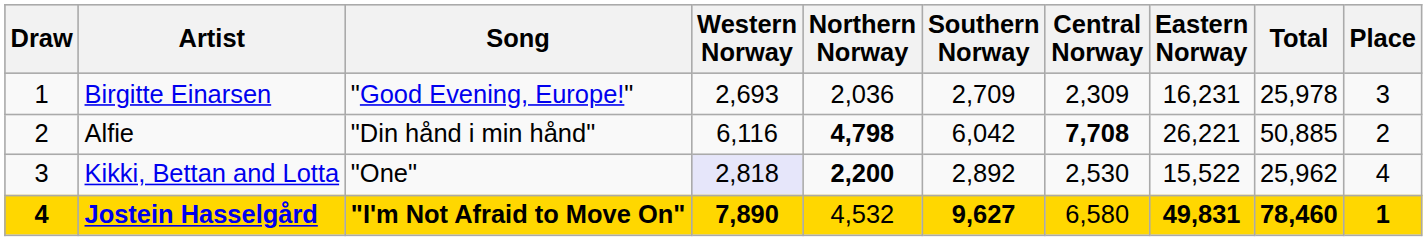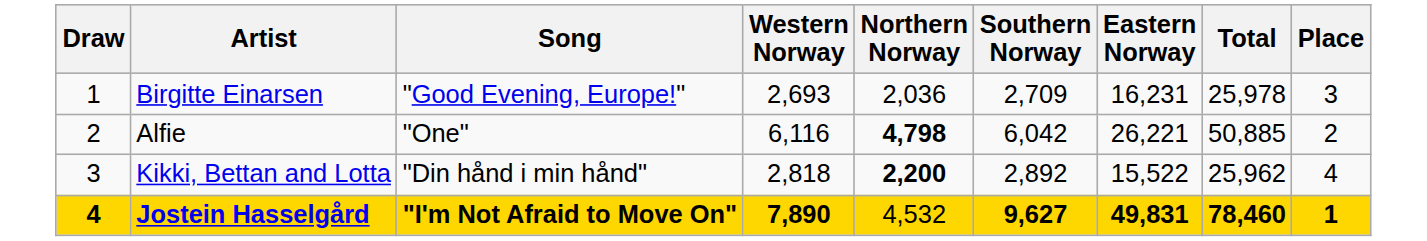- column: (1097, 38)
(473, 133) "Din hånd i min hånd" -> (436, 133) "One"
(384, 174) "One" -> (525, 174) "Din hånd i min hånd"
(747, 174) lavender background -> (799, 174) no background
